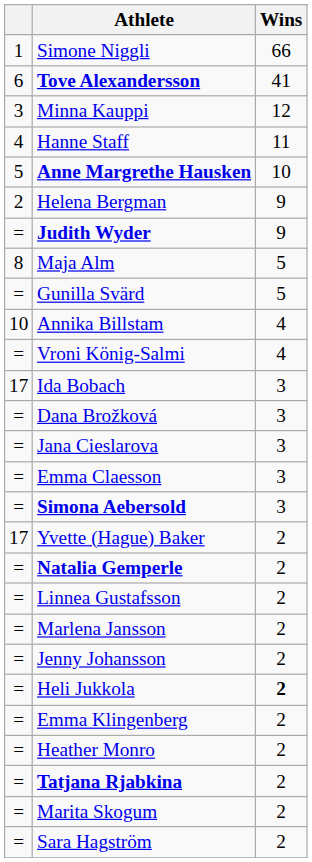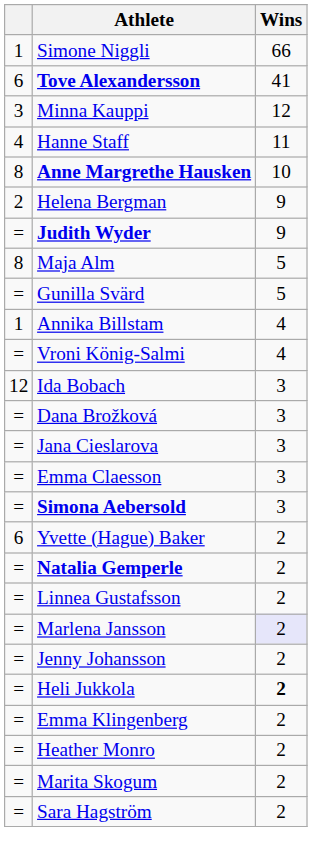(19, 171) 5 -> (19, 171) 8
(19, 324) 10 -> (19, 324) 1
(19, 385) 17 -> (19, 385) 12
(19, 537) 17 -> (19, 537) 6
(281, 628) no background -> (281, 628) lavender background
- row: (110, 780)
